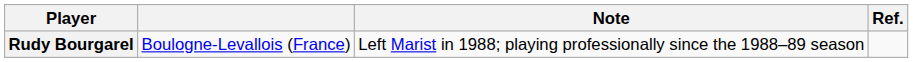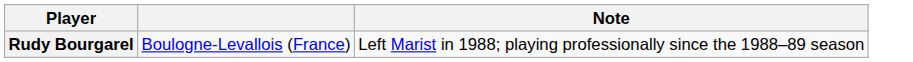- column: (888, 18)
